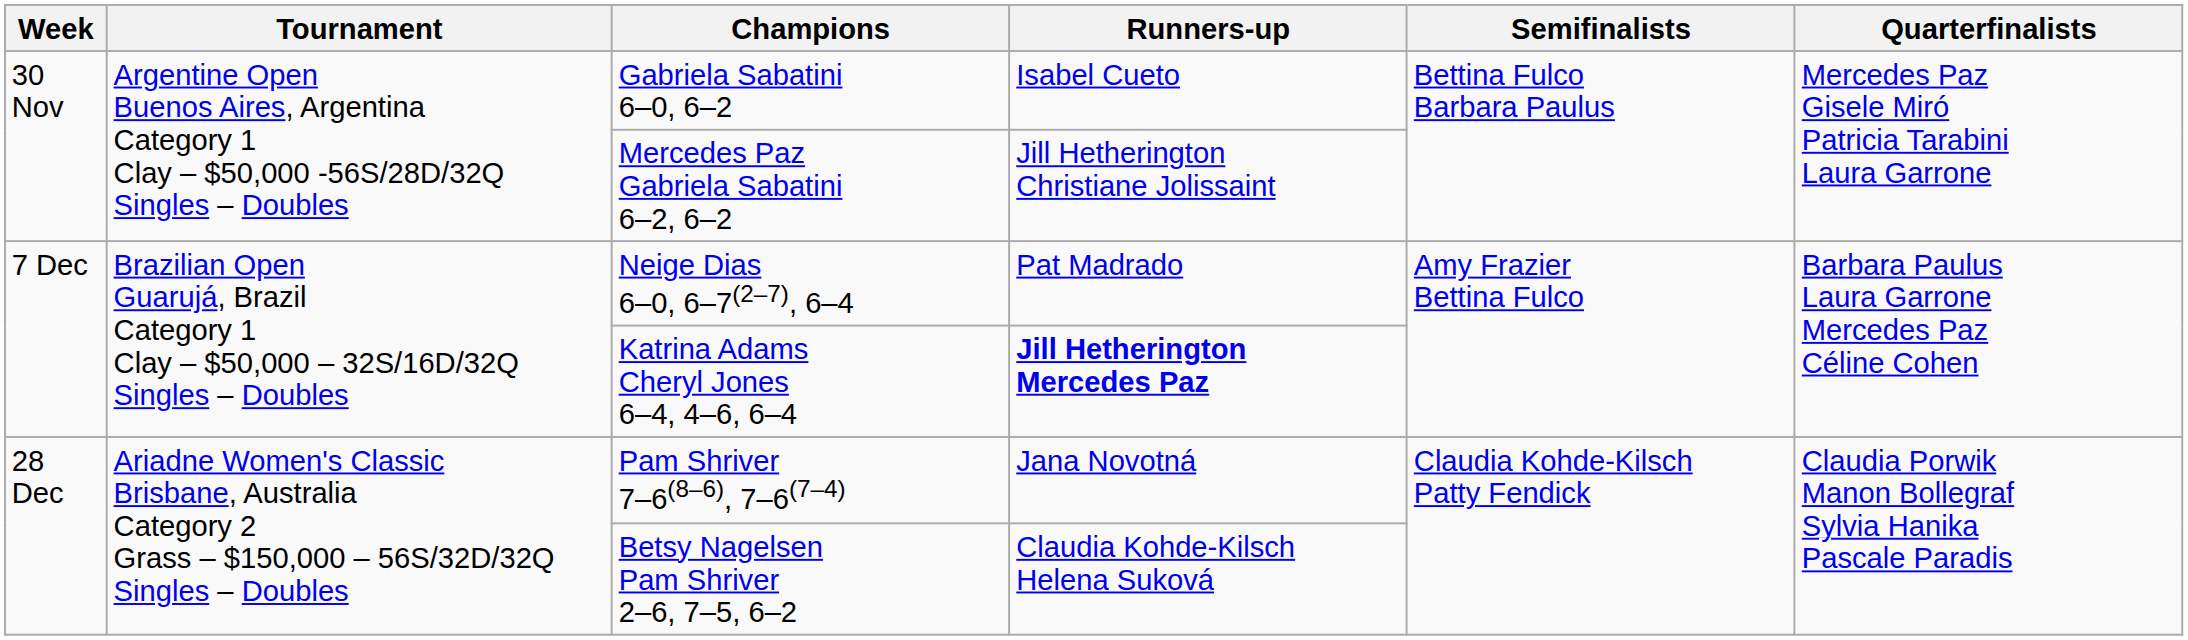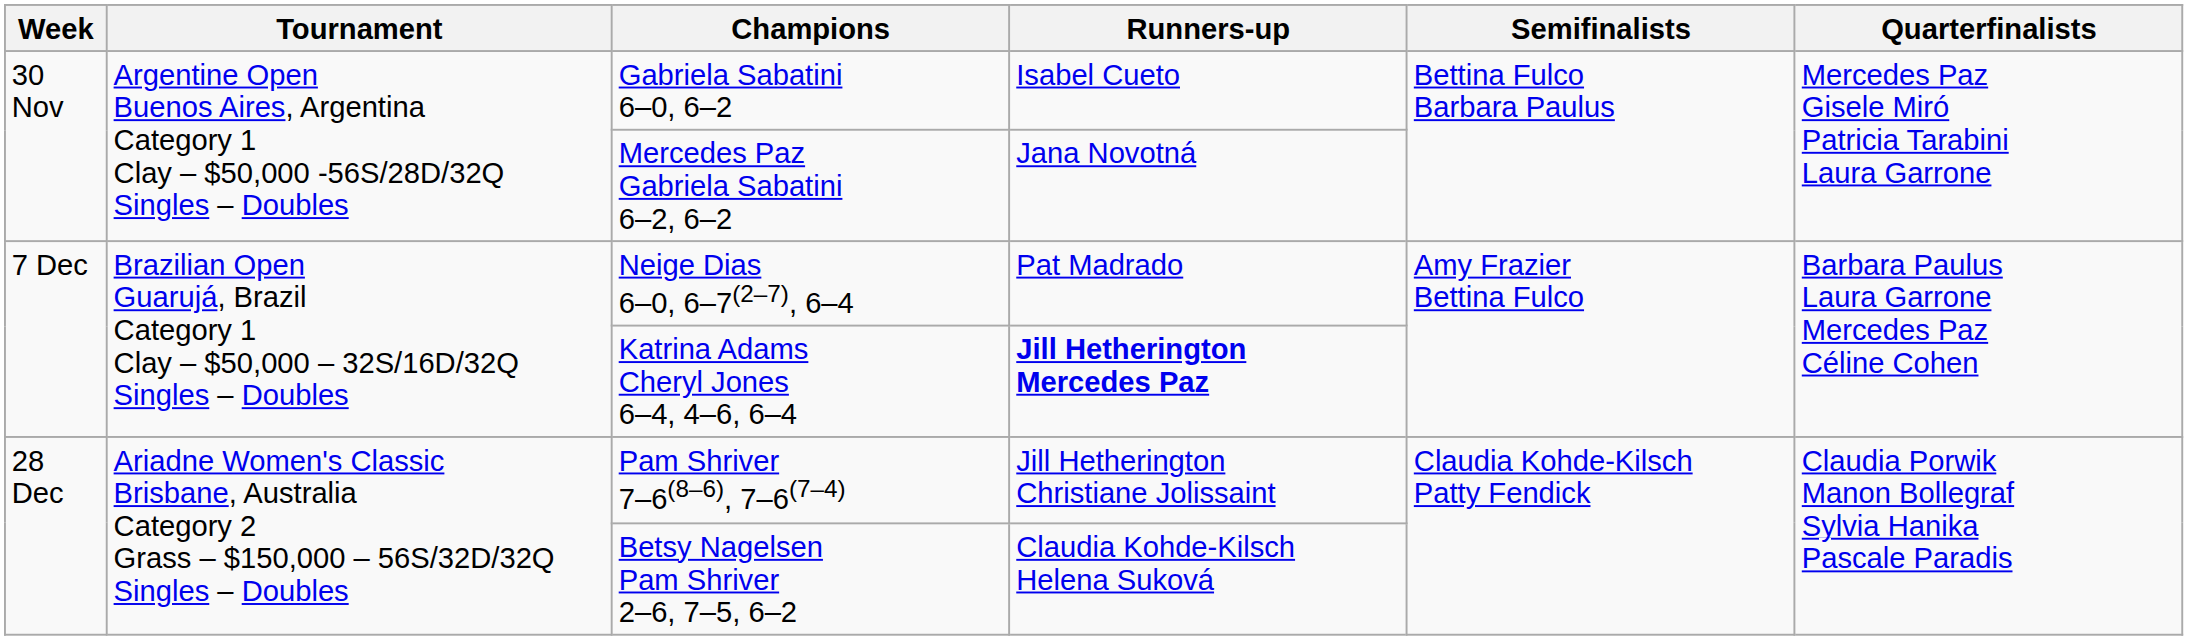(1146, 170) Jill Hetherington Christiane Jolissaint -> (1106, 153) Jana Novotná
(1106, 461) Jana Novotná -> (1146, 477) Jill Hetherington Christiane Jolissaint
